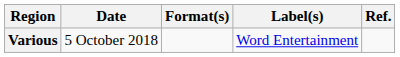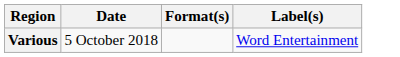- column: (378, 16)
